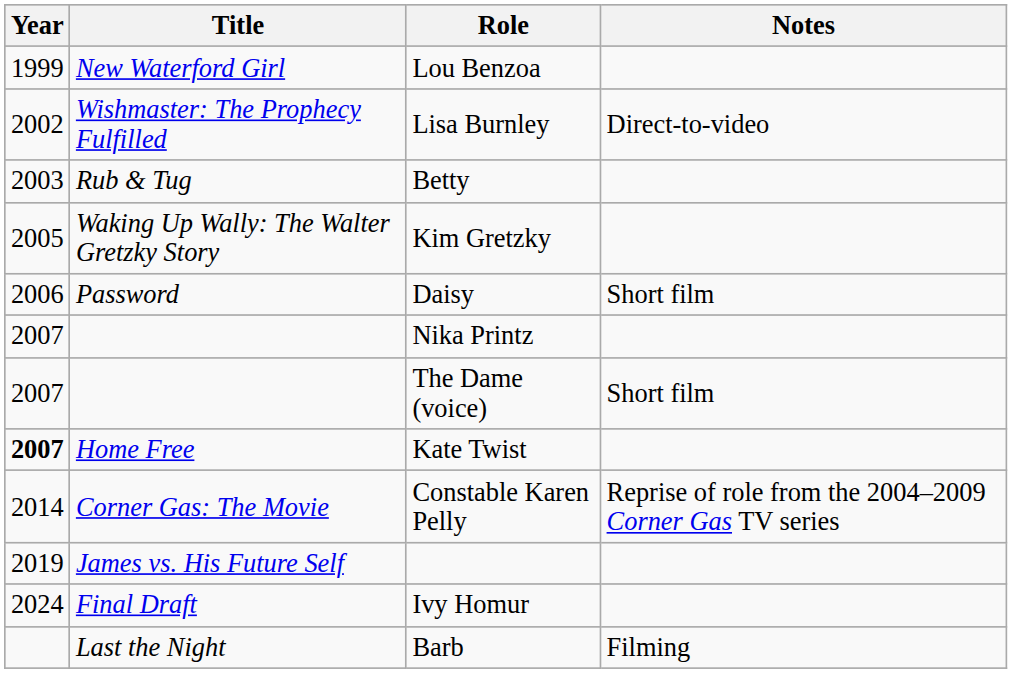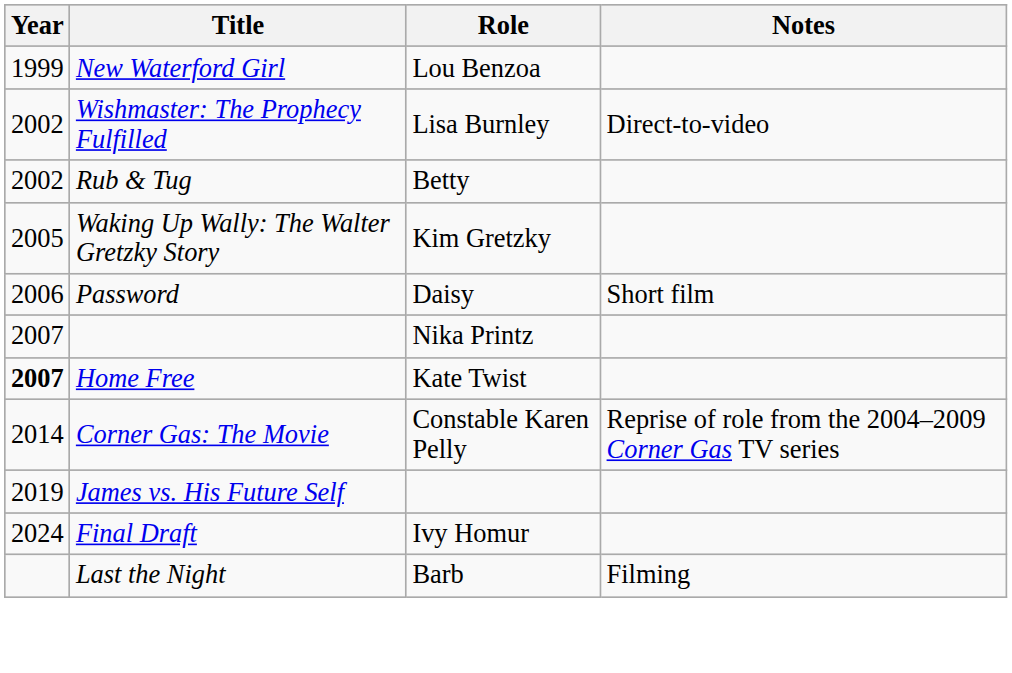(37, 180) 2003 -> (37, 180) 2002
- row: (468, 392)
